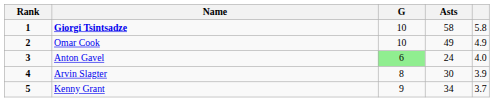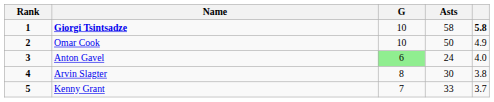(481, 27) normal -> (481, 27) bold
(449, 43) 49 -> (449, 43) 50
(481, 74) 3.9 -> (481, 74) 3.8
(402, 89) 9 -> (402, 89) 7
(449, 89) 34 -> (449, 89) 33
